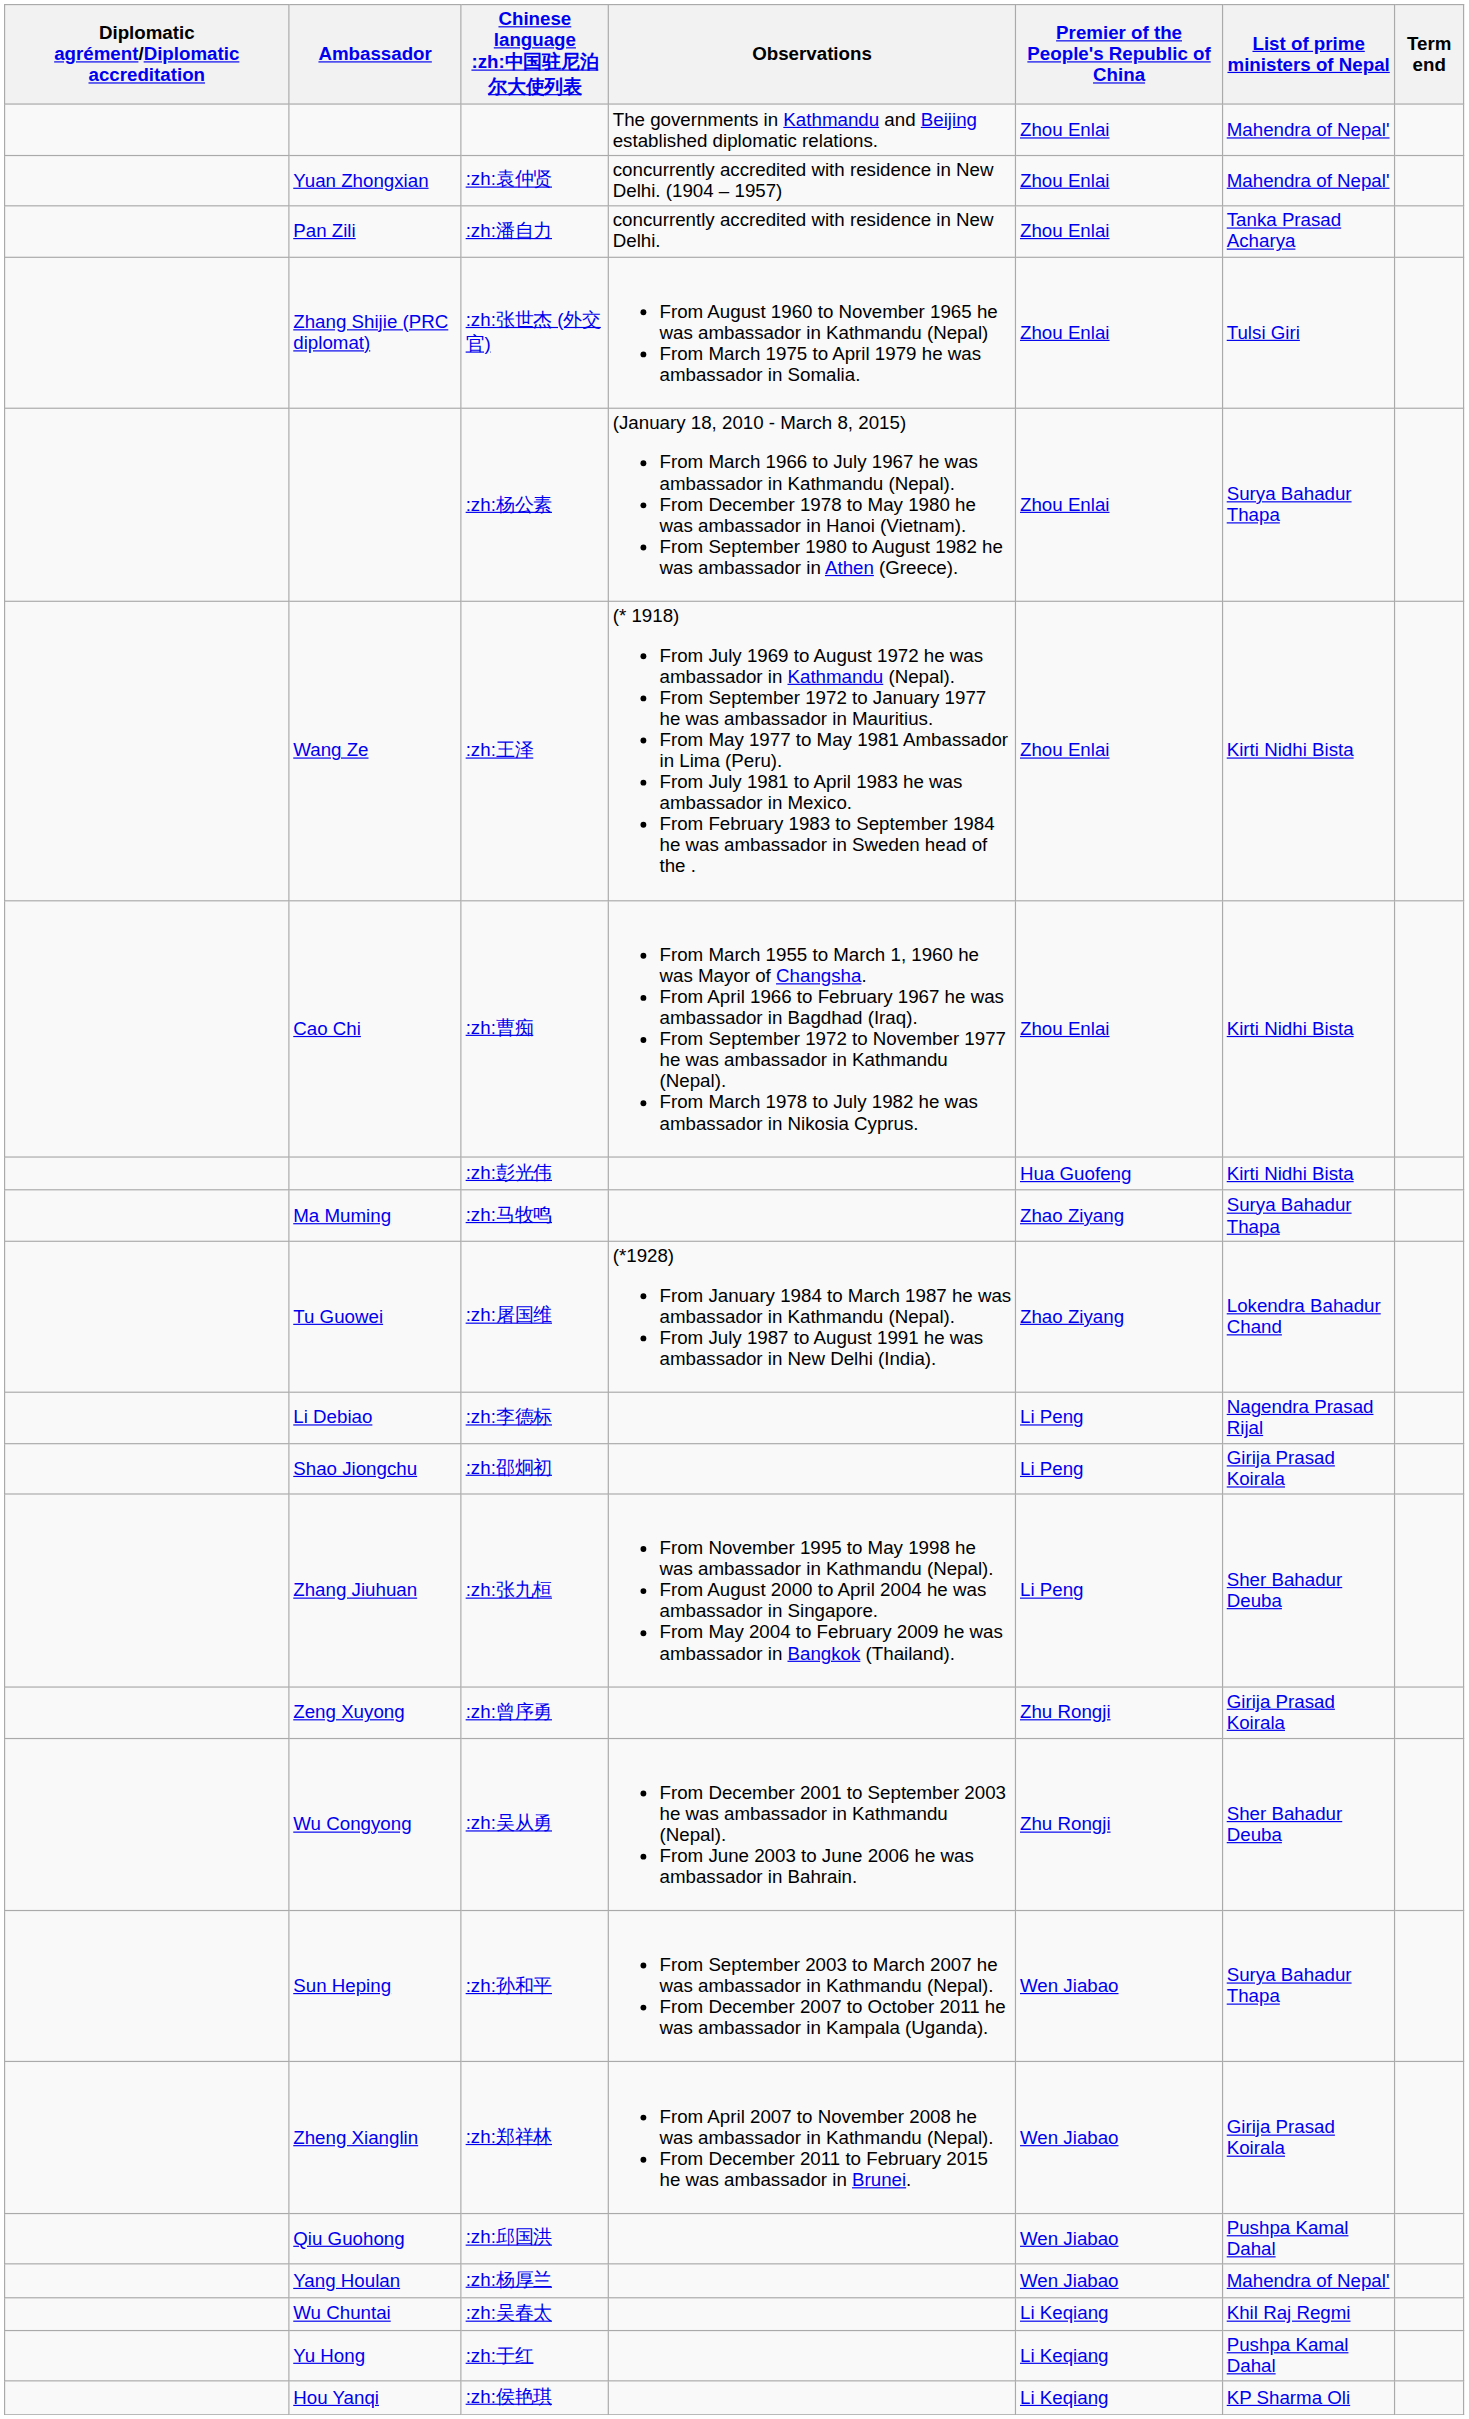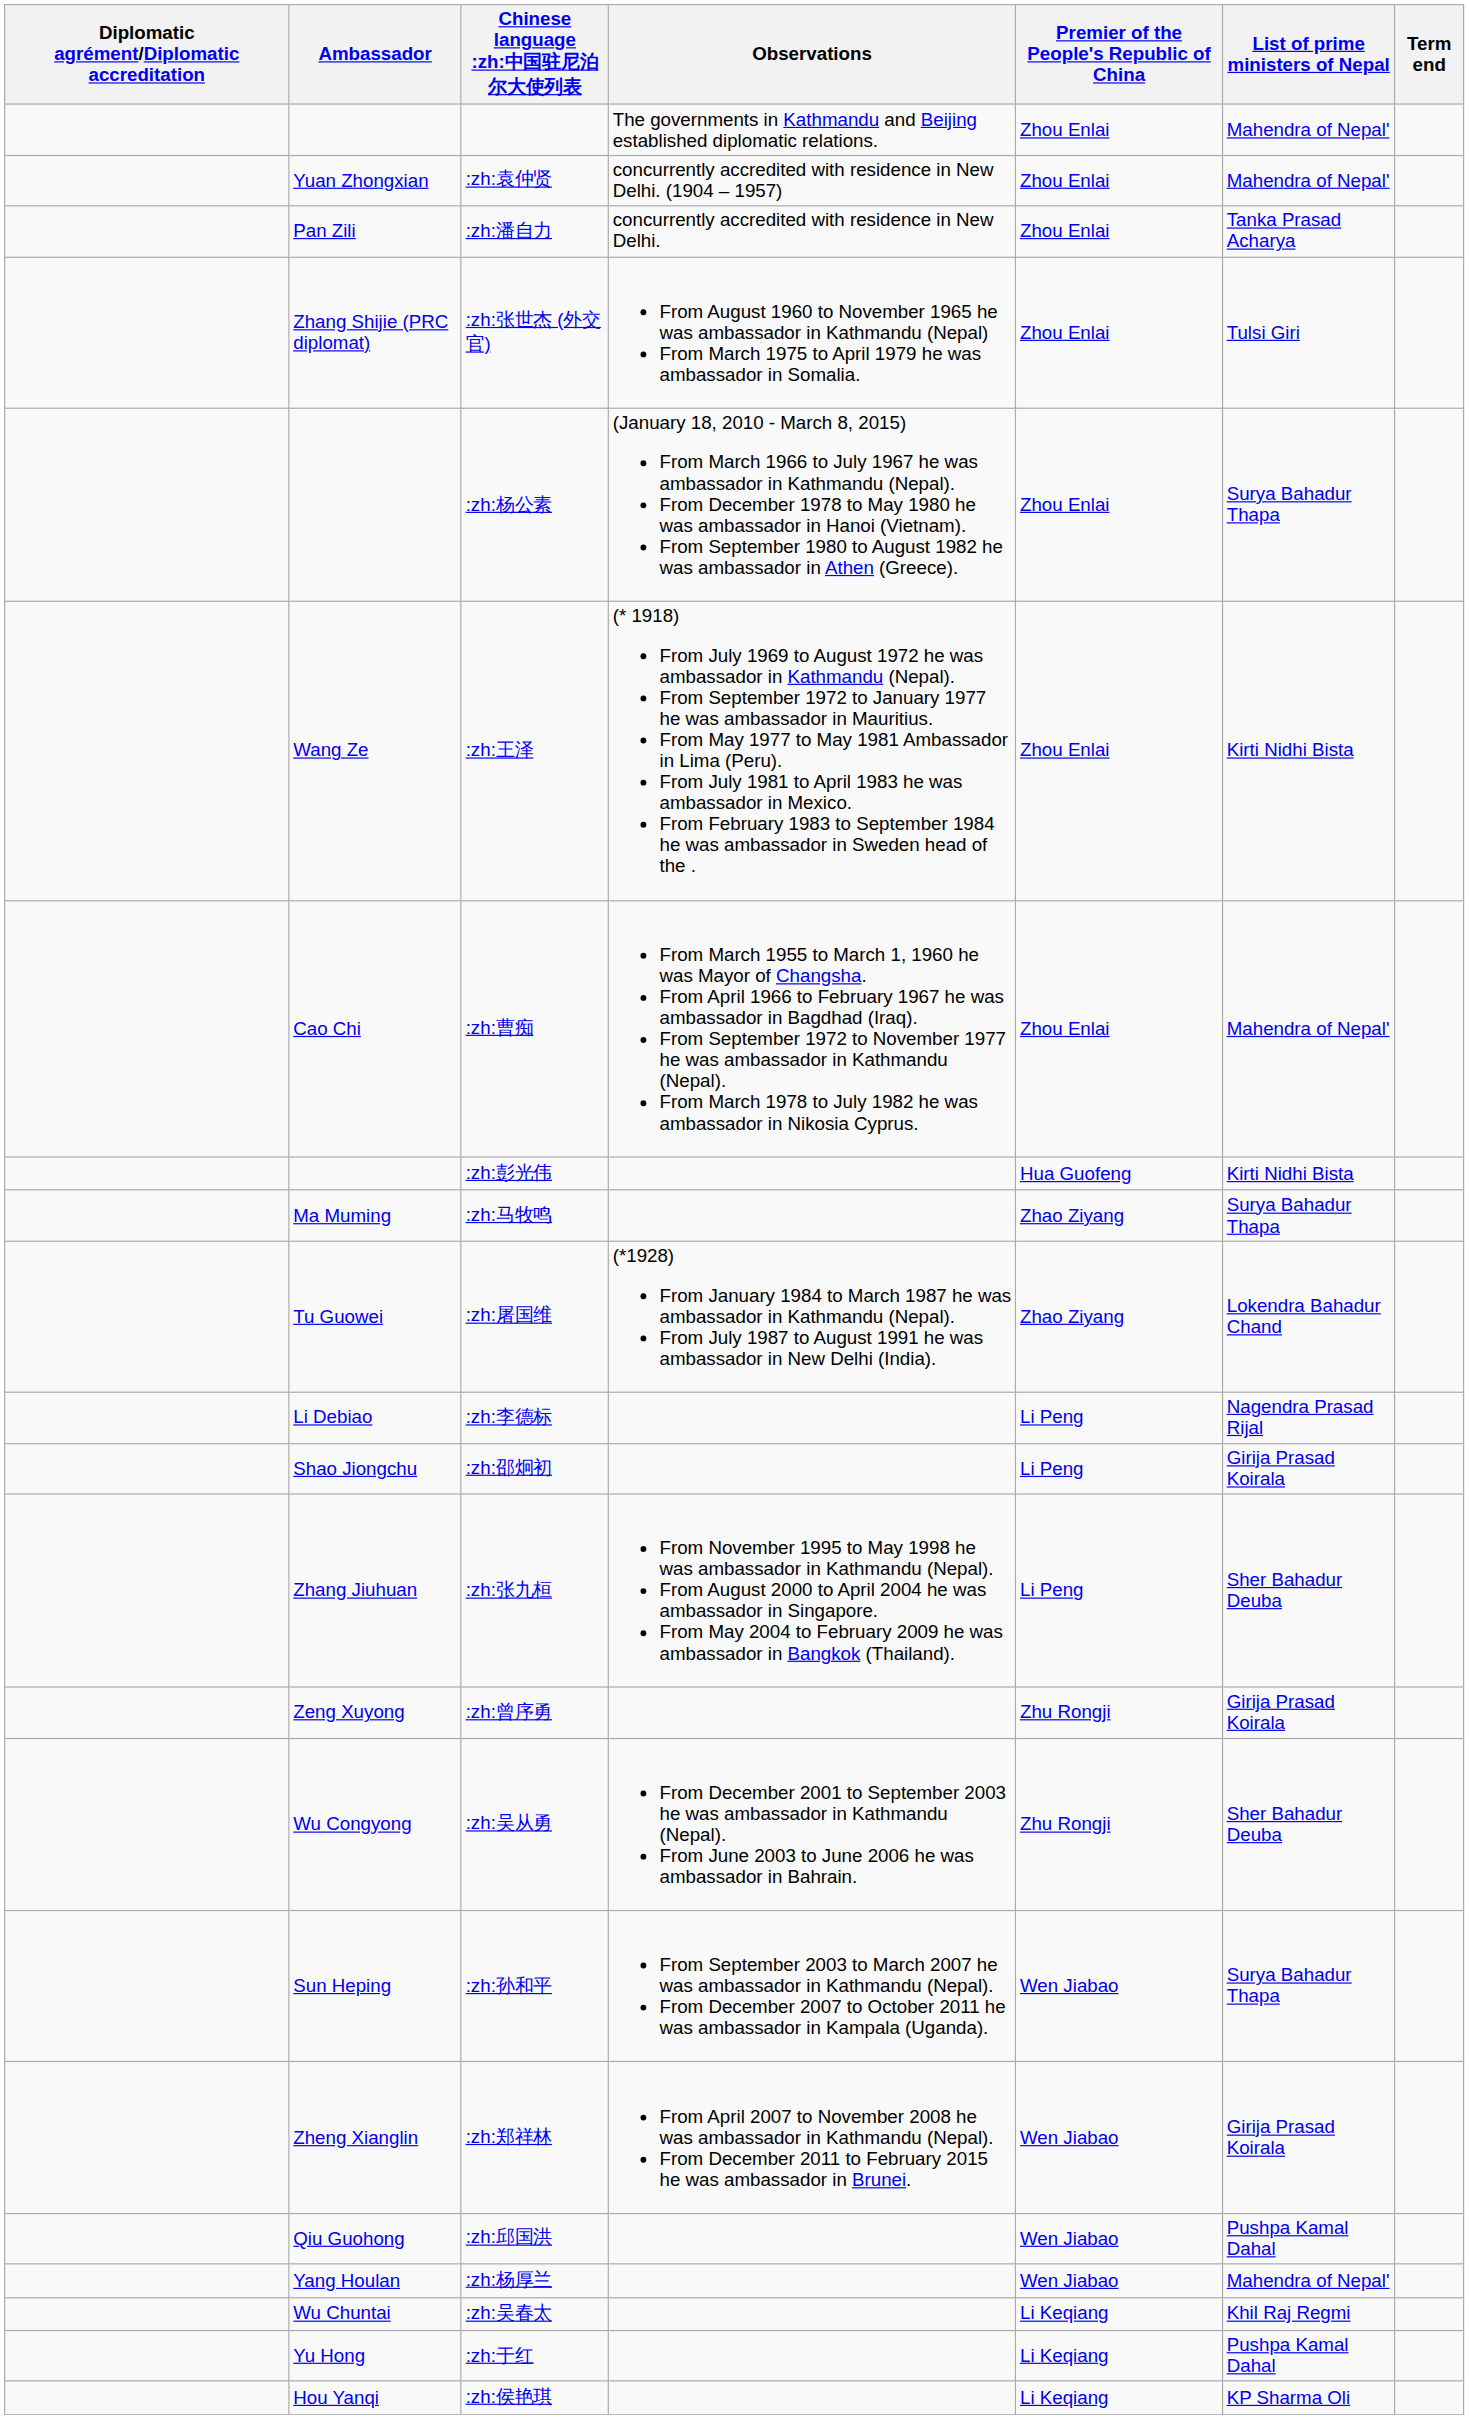(1290, 1028) Kirti Nidhi Bista -> (1308, 1028) Mahendra of Nepal'
